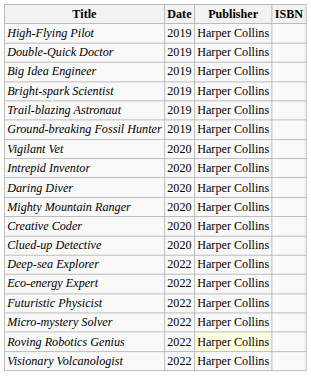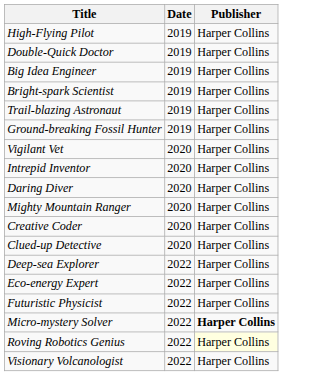- column: (289, 14)
(233, 322) normal -> (236, 322) bold
